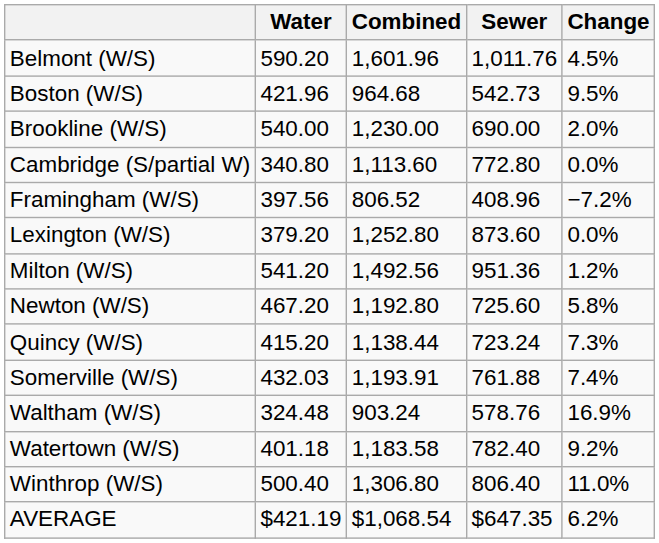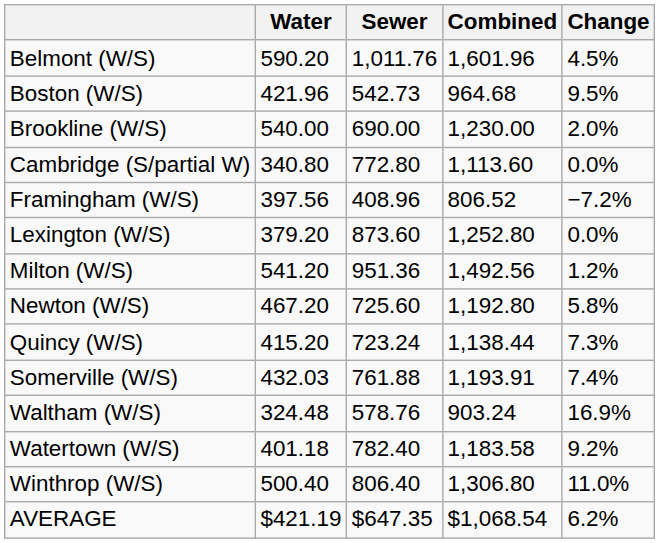columns swapped: (514, 22) <-> (406, 22)
